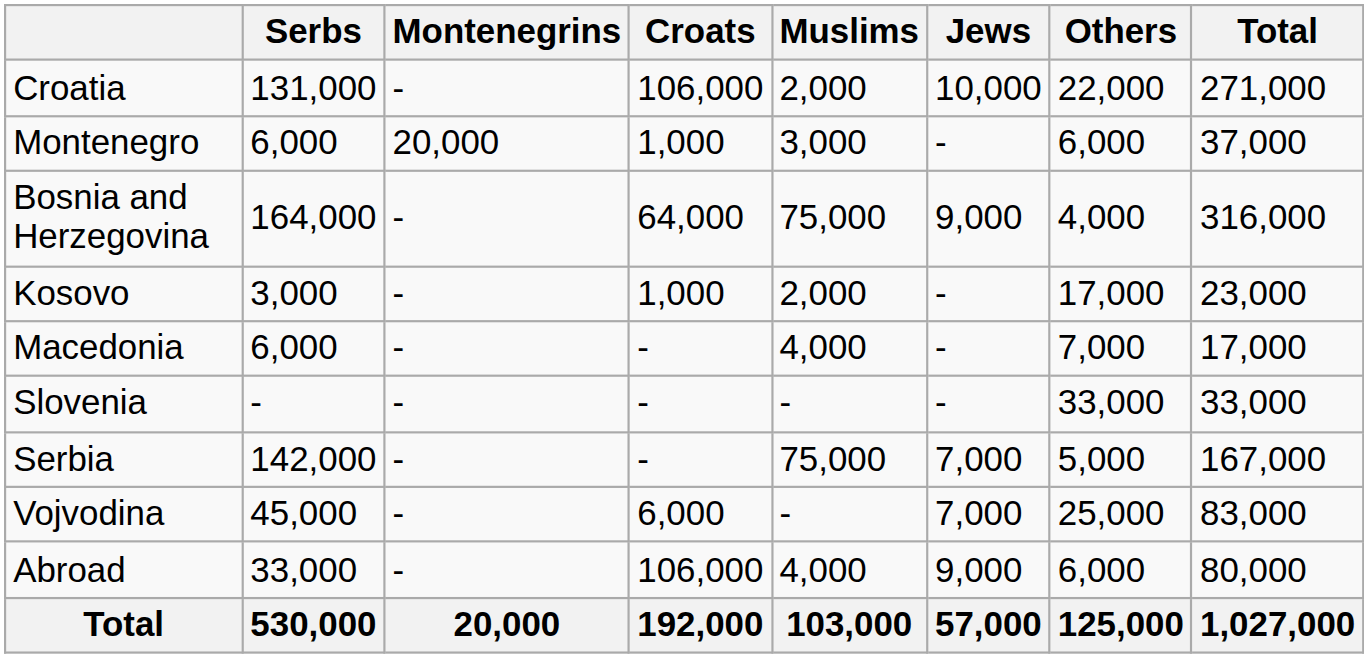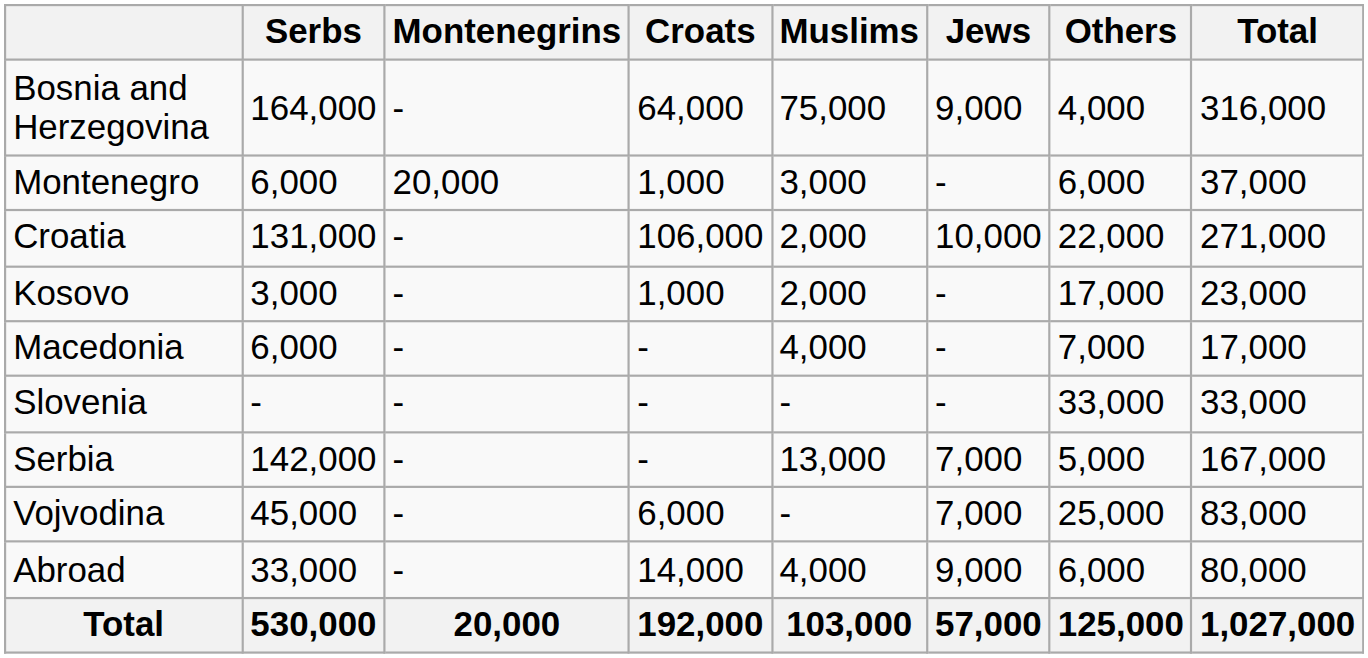rows swapped: (111, 217) <-> (69, 87)
(833, 458) 75,000 -> (833, 458) 13,000
(700, 569) 106,000 -> (691, 569) 14,000
